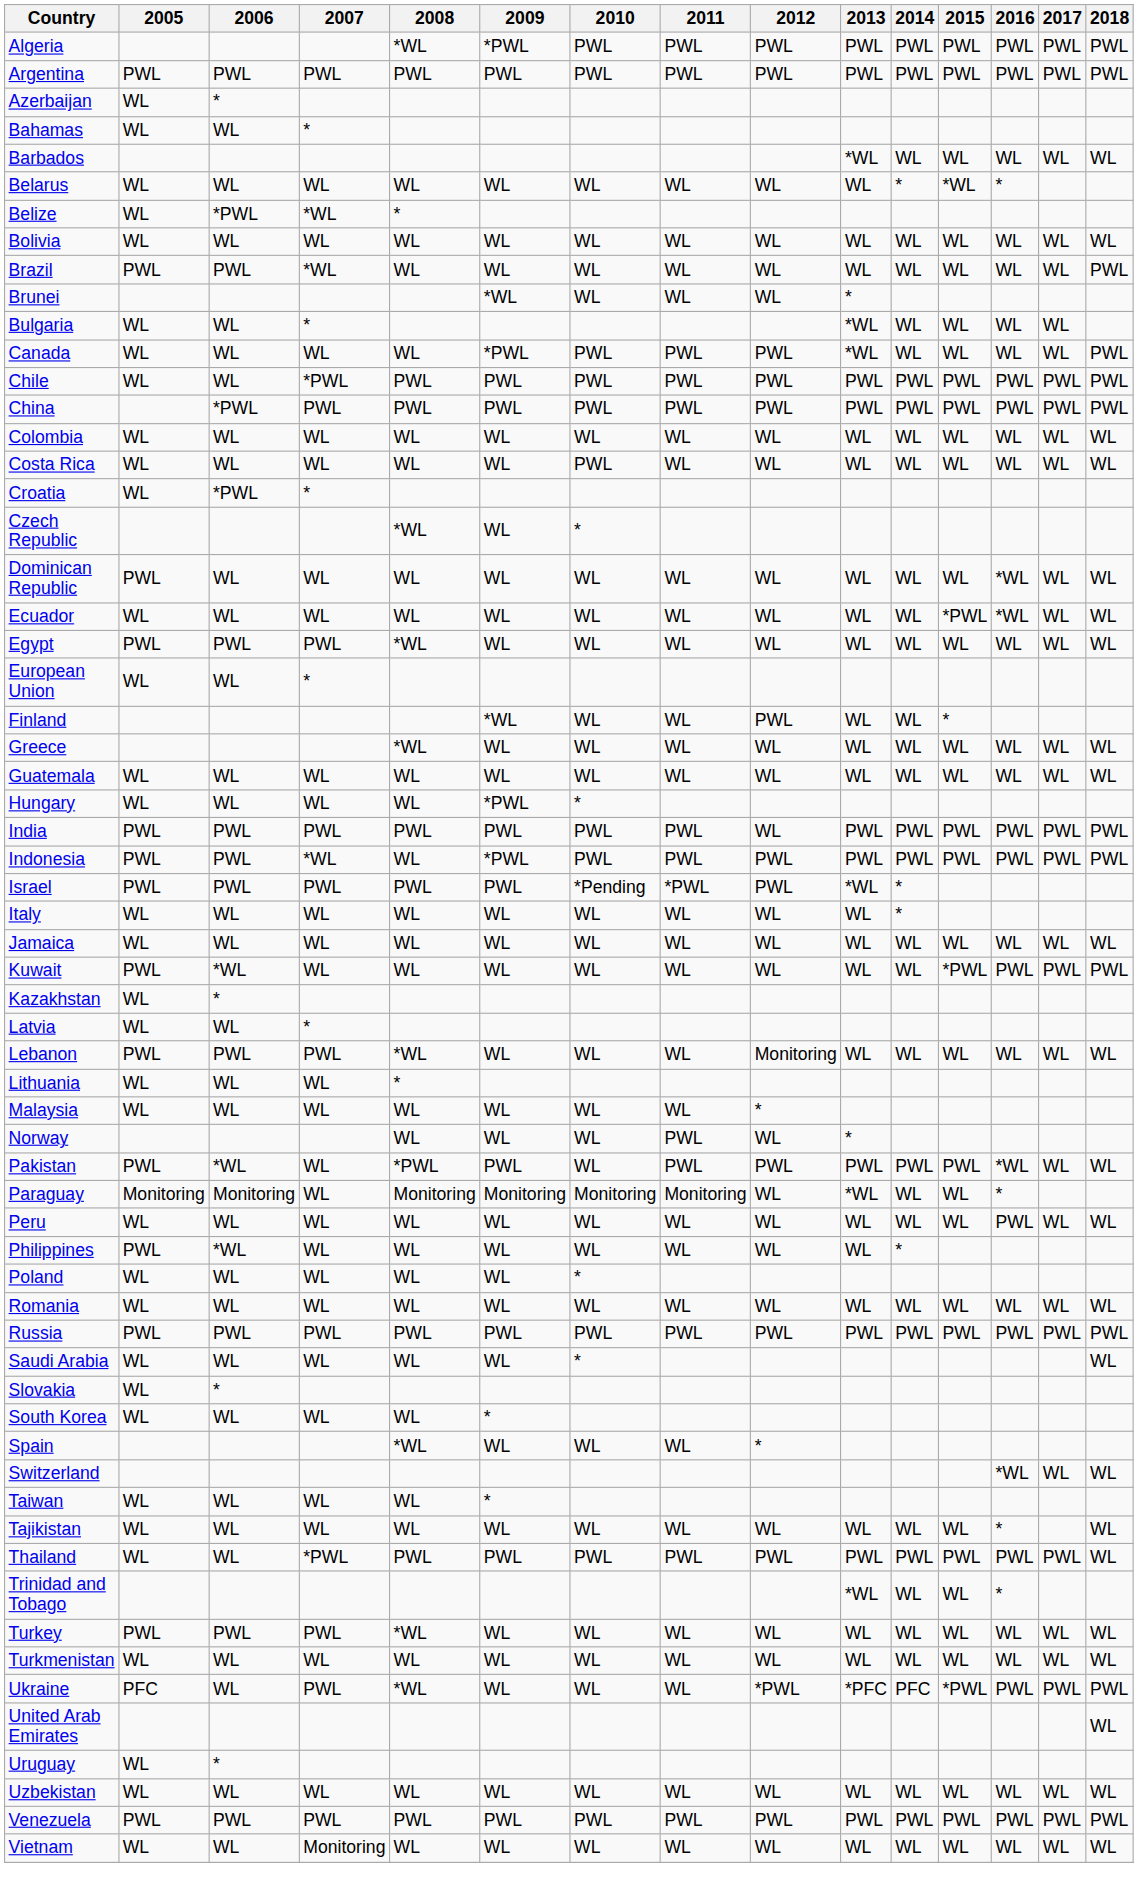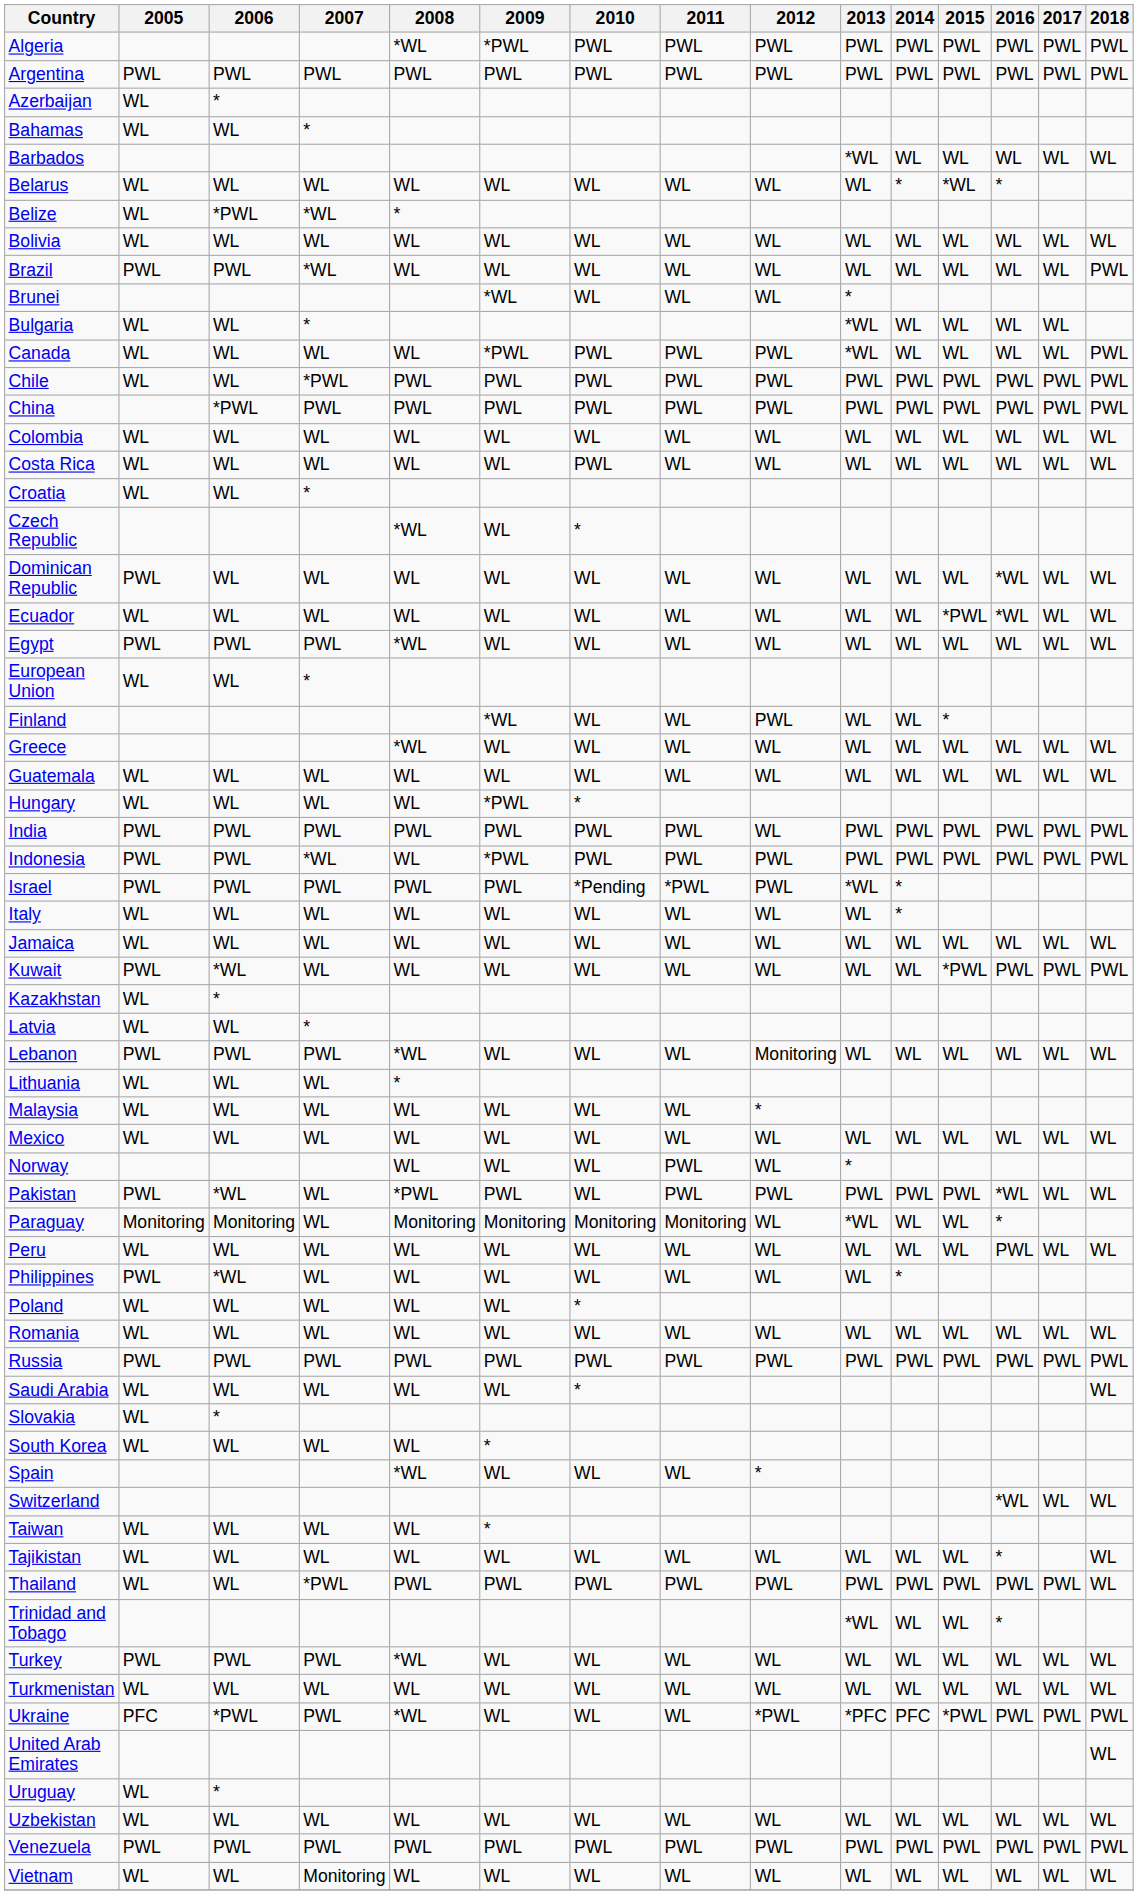(235, 492) *PWL -> (226, 492) WL
+ row: (36, 1138)
(226, 1688) WL -> (235, 1716) *PWL
